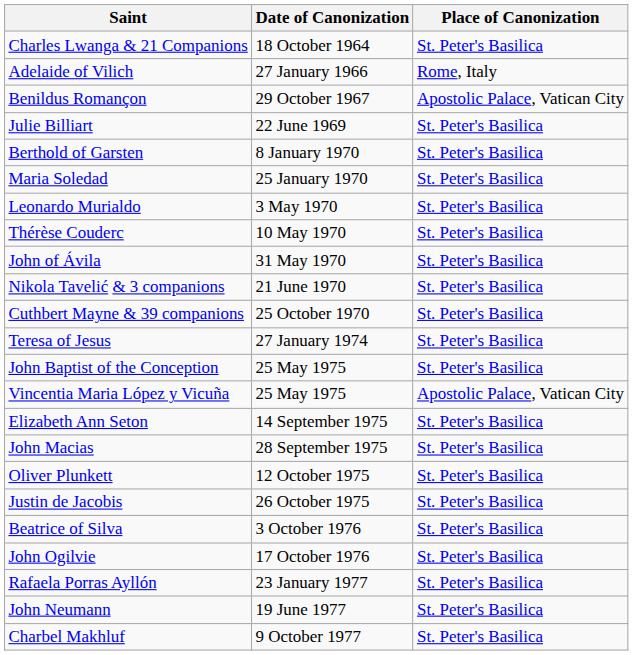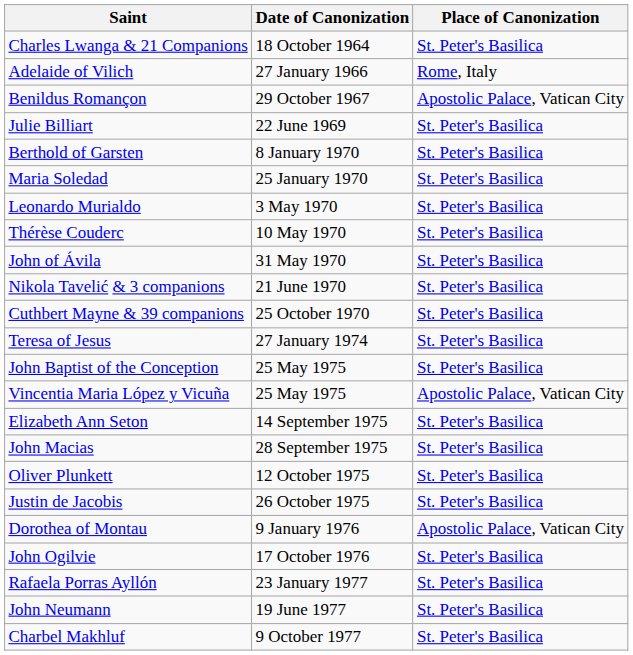+ row: (78, 529)
- row: (65, 529)
